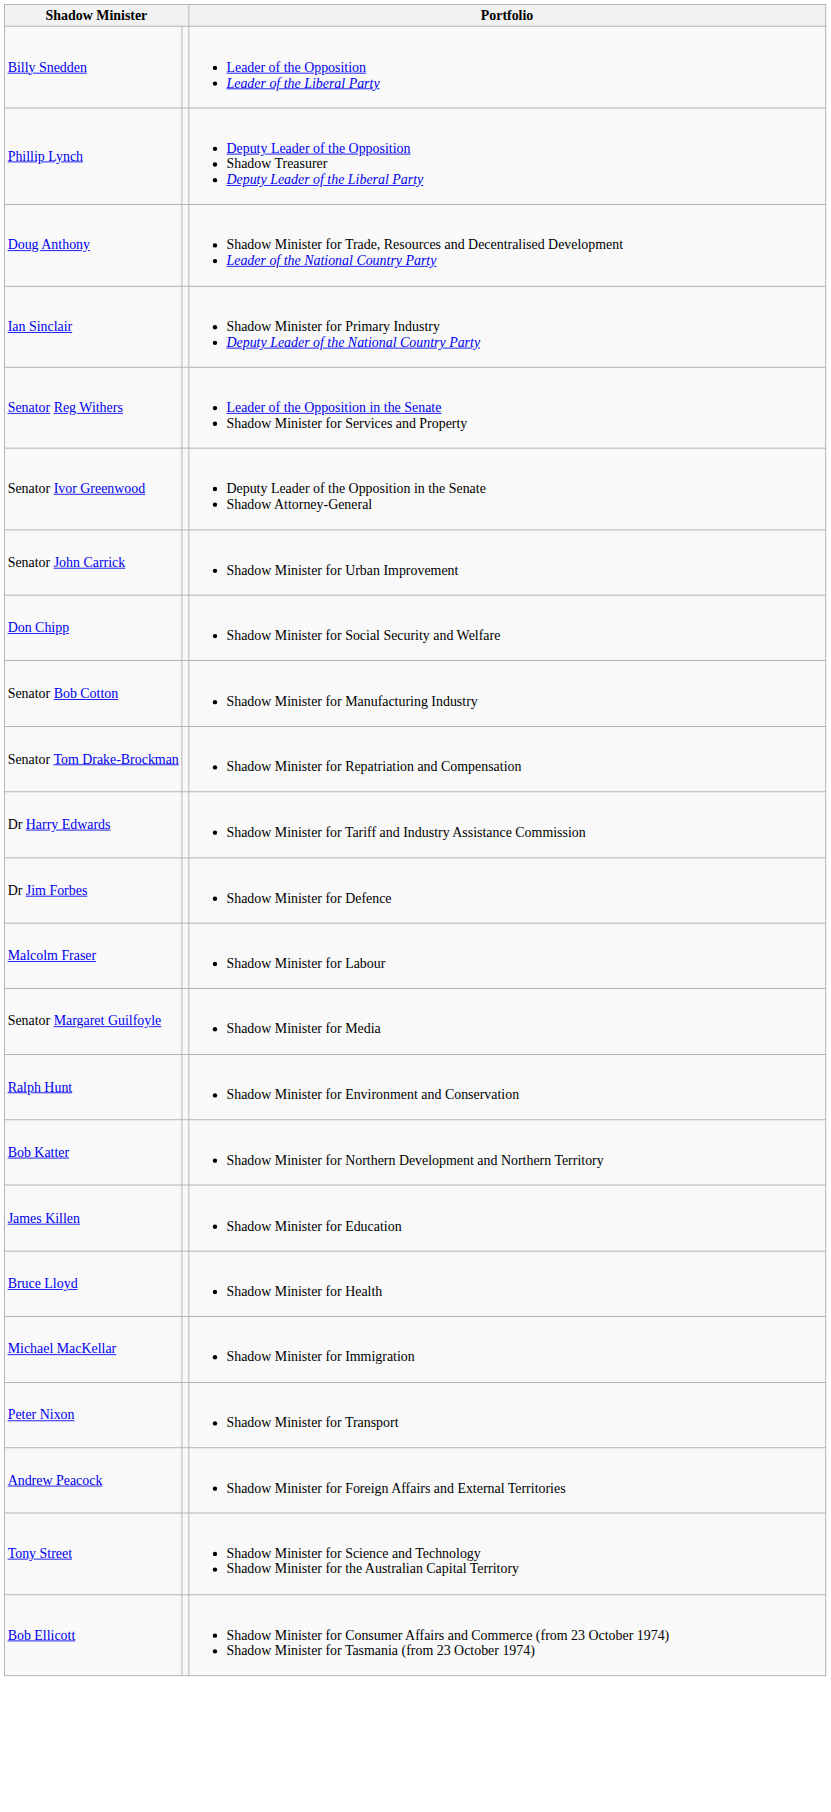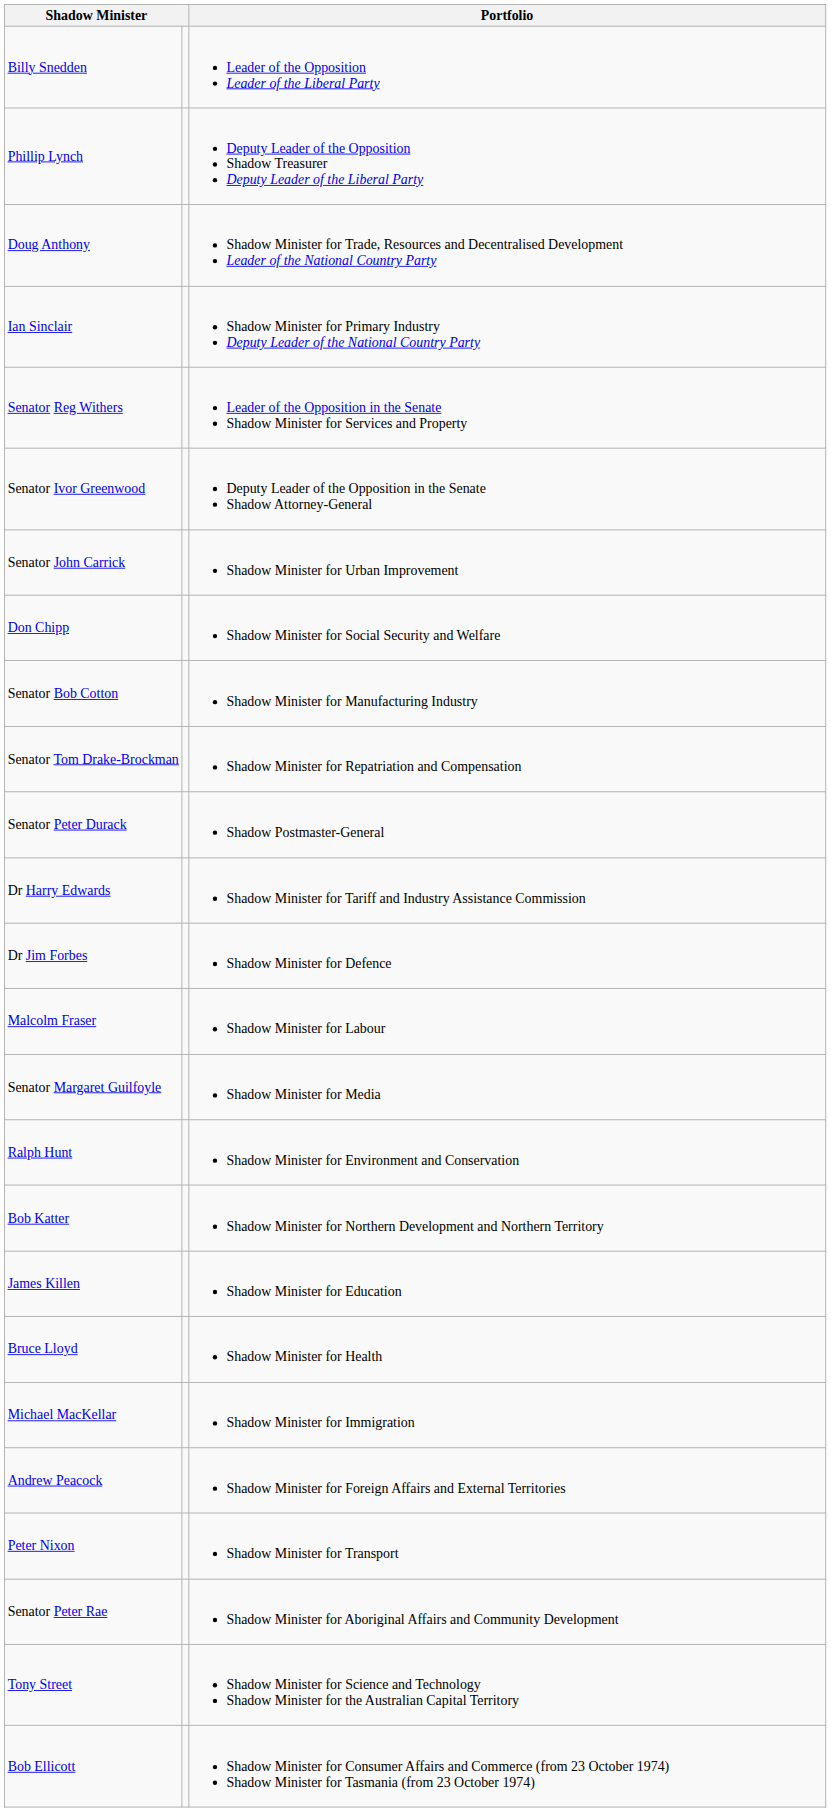+ row: (67, 824)
rows swapped: (41, 1414) <-> (55, 1480)
+ row: (58, 1611)
